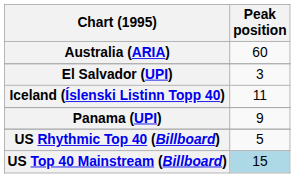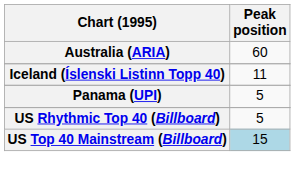- row: (117, 74)
(260, 118) 9 -> (260, 96) 5
